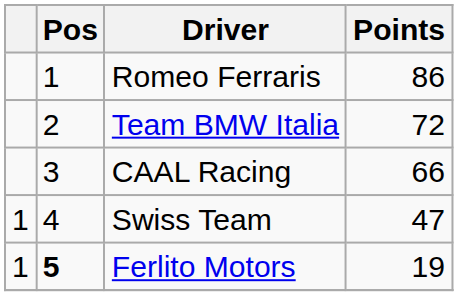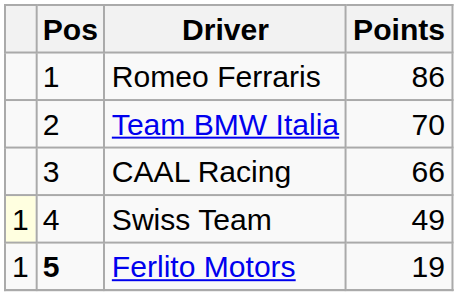(428, 124) 72 -> (428, 124) 70
(20, 220) no background -> (20, 220) lightyellow background
(428, 220) 47 -> (428, 220) 49
